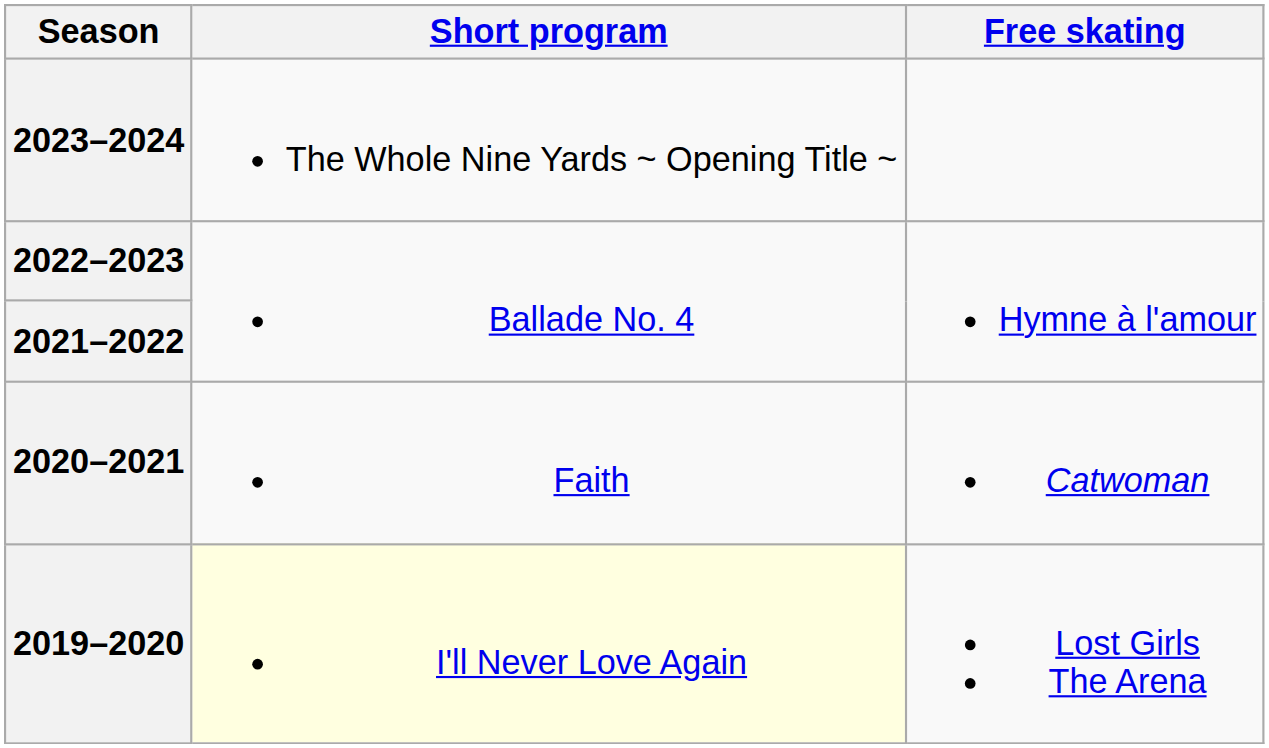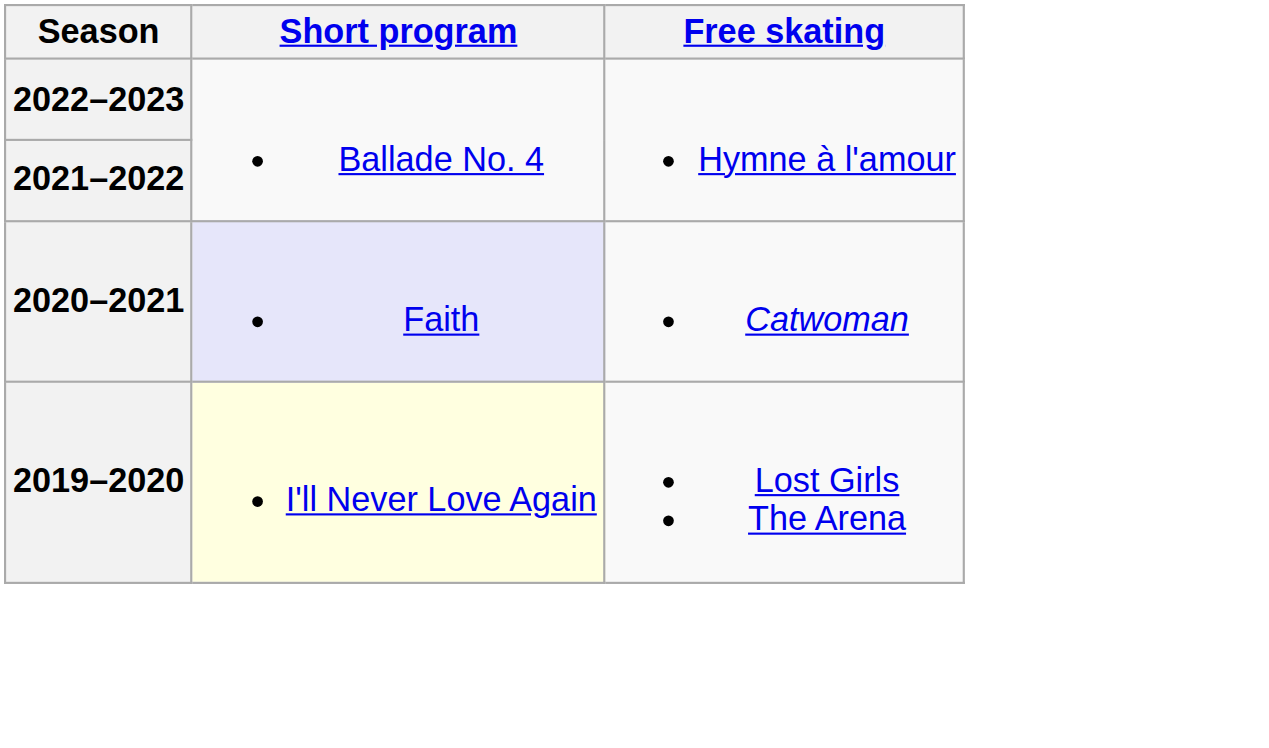- row: (99, 139)
(549, 482) no background -> (398, 321) lavender background
